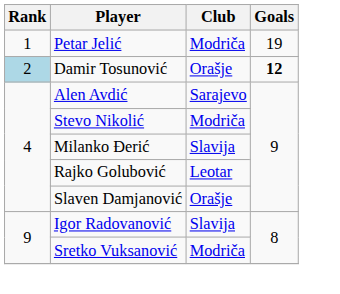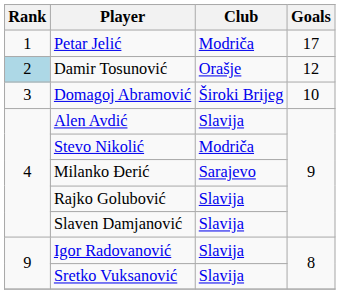(274, 43) 19 -> (311, 43) 17
(274, 69) bold -> (311, 69) normal
+ row: (123, 95)
(218, 95) Sarajevo -> (221, 120) Slavija
(212, 146) Slavija -> (227, 172) Sarajevo
(211, 172) Leotar -> (221, 198) Slavija
(211, 198) Orašje -> (221, 224) Slavija
(217, 250) Modriča -> (221, 276) Slavija
